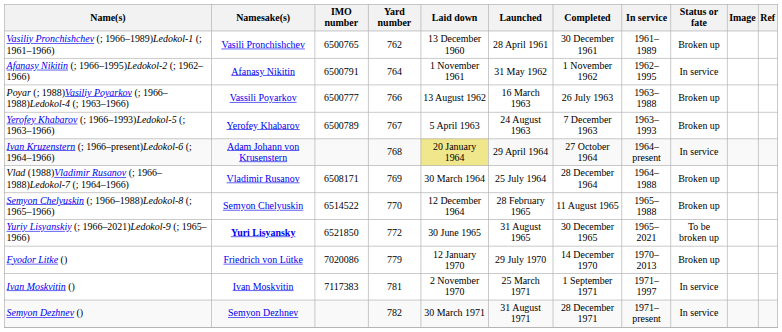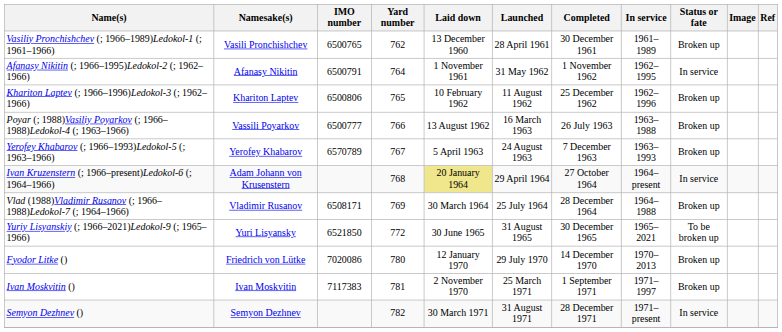+ row: (107, 98)
(341, 125) 6500789 -> (344, 152) 6570789
- row: (99, 206)
(263, 233) bold -> (266, 233) normal
(394, 259) 779 -> (398, 259) 780
(699, 286) In service -> (699, 286) Broken up
